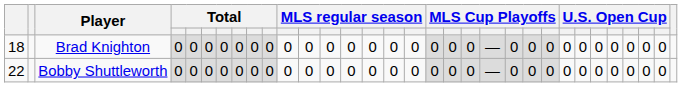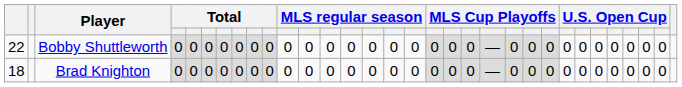rows swapped: (103, 47) <-> (103, 71)
